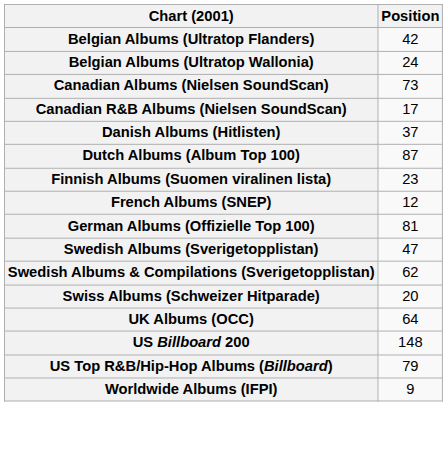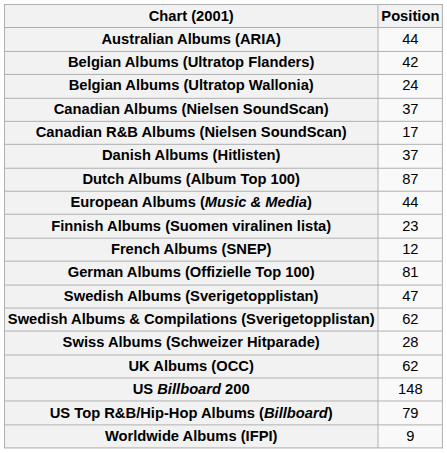+ row: (191, 39)
(410, 86) 73 -> (410, 109) 37
+ row: (191, 202)
(410, 296) 20 -> (410, 343) 28
(410, 319) 64 -> (410, 366) 62
